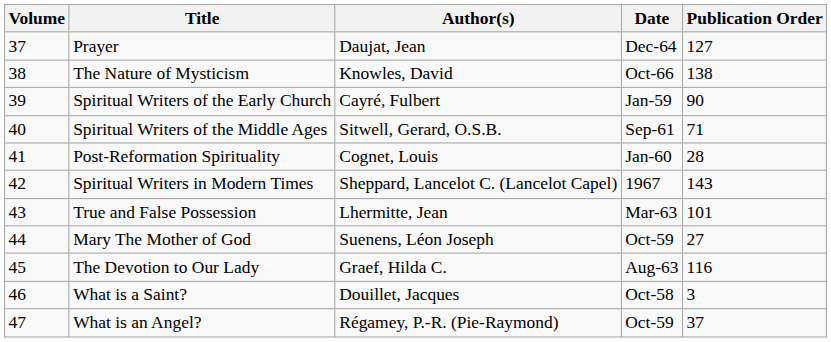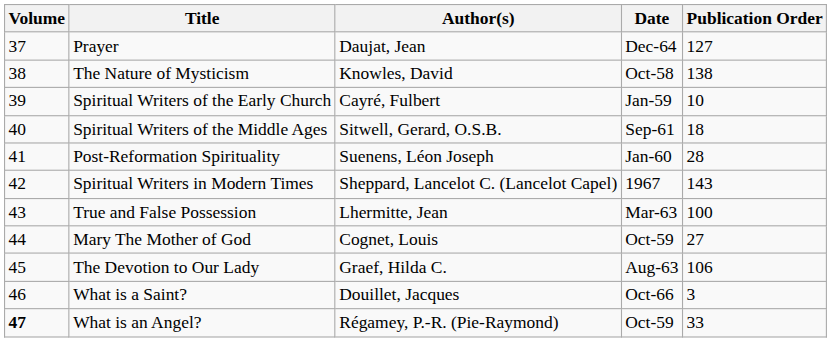(649, 73) Oct-66 -> (649, 73) Oct-58
(695, 101) 90 -> (695, 101) 10
(695, 128) 71 -> (695, 128) 18
(389, 156) Cognet, Louis -> (417, 156) Suenens, Léon Joseph
(700, 211) 101 -> (700, 211) 100
(417, 239) Suenens, Léon Joseph -> (389, 239) Cognet, Louis
(699, 267) 116 -> (700, 267) 106
(649, 294) Oct-58 -> (649, 294) Oct-66
(17, 322) normal -> (17, 322) bold
(695, 322) 37 -> (695, 322) 33
